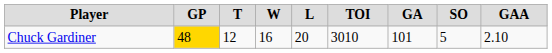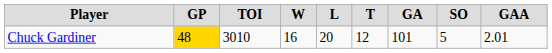columns swapped: (358, 15) <-> (238, 15)
(496, 37) 2.10 -> (496, 37) 2.01
